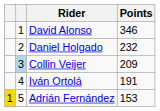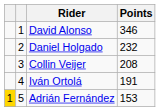(21, 64) lightblue background -> (21, 64) no background
(129, 64) 209 -> (129, 64) 208
